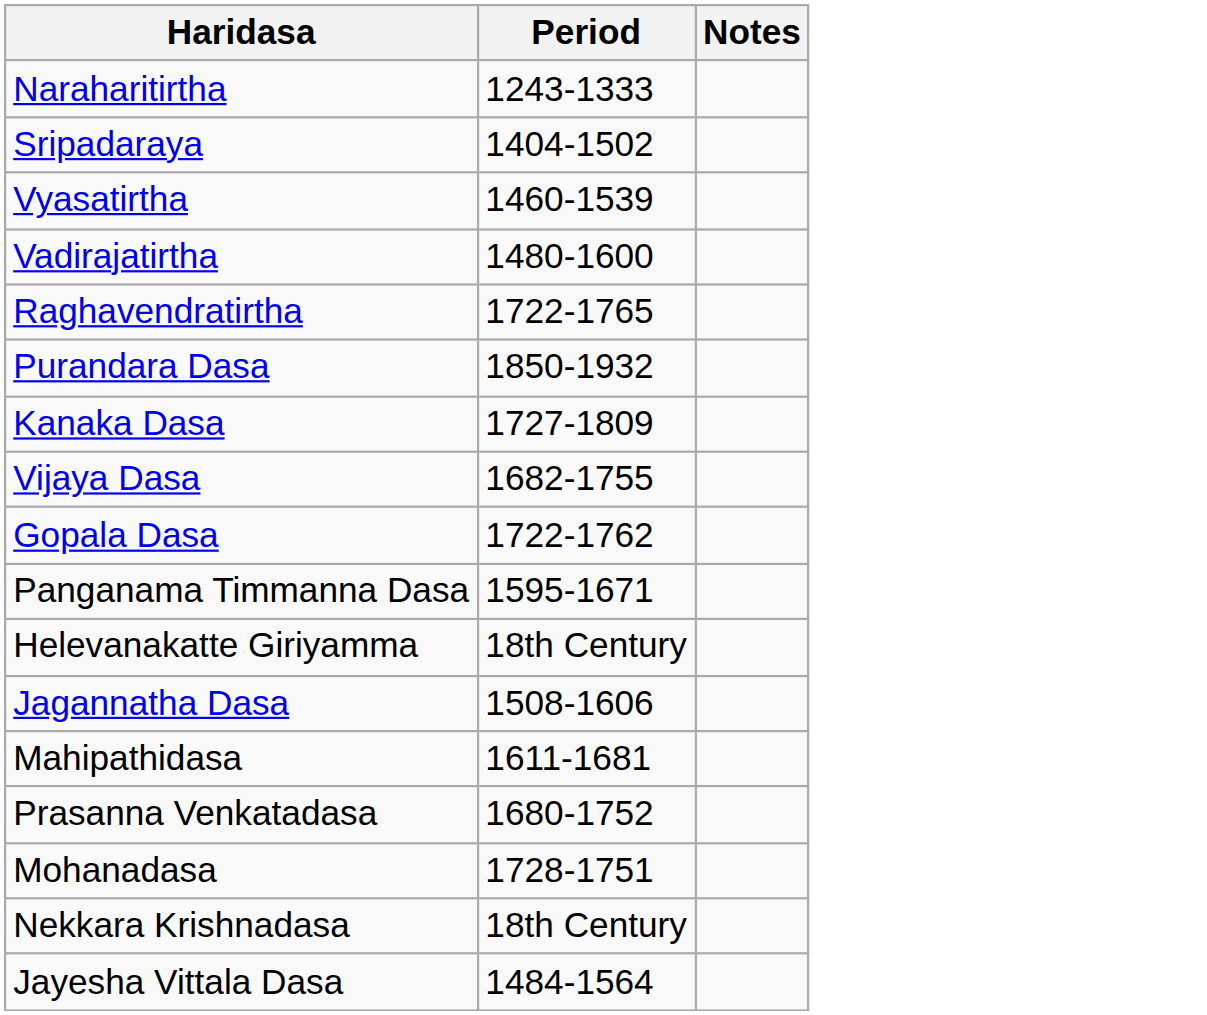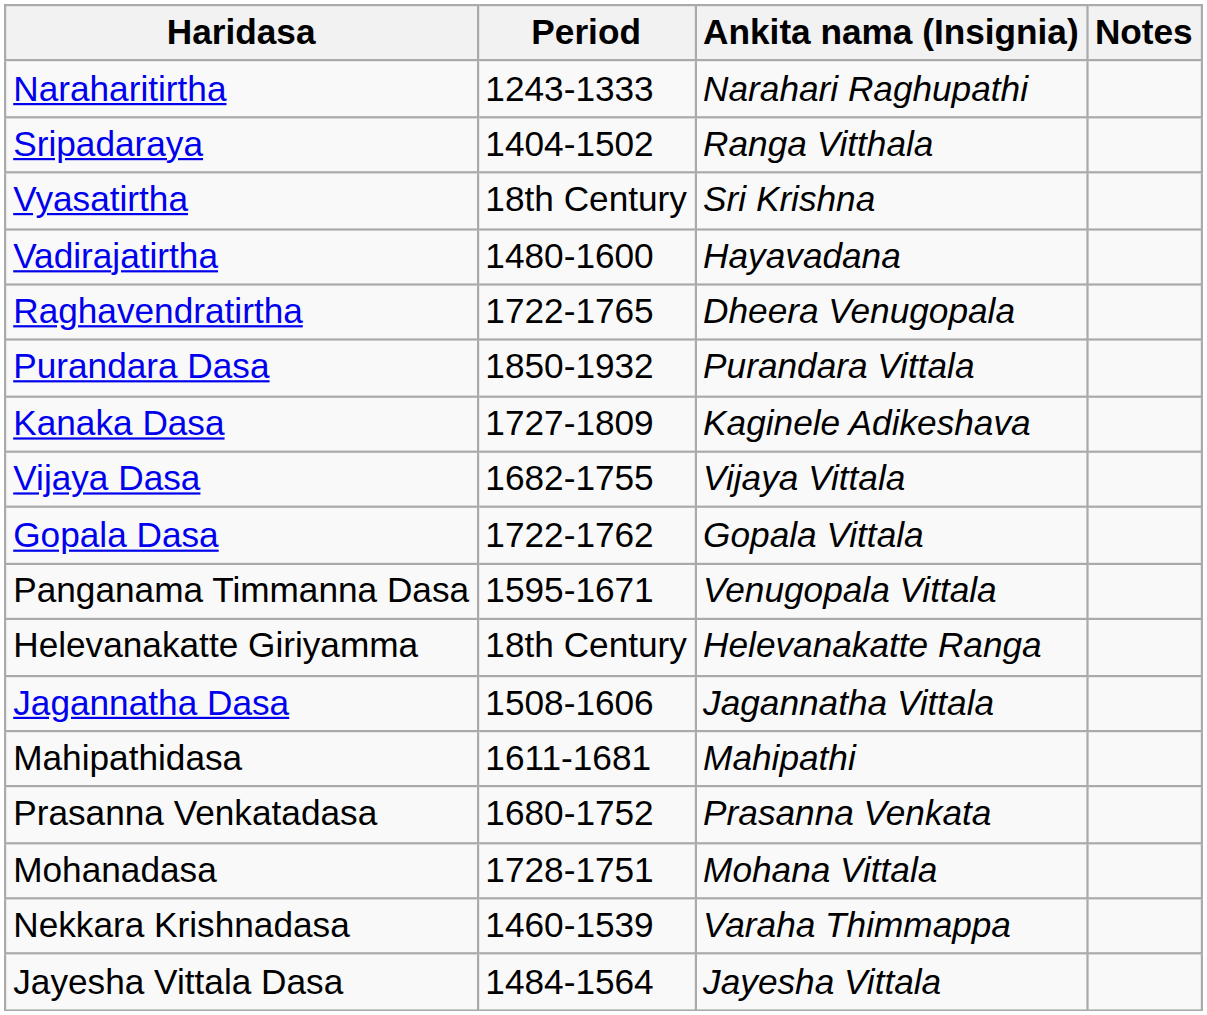+ column: (891, 32)
(570, 199) 1460-1539 -> (586, 199) 18th Century
(586, 925) 18th Century -> (570, 925) 1460-1539
